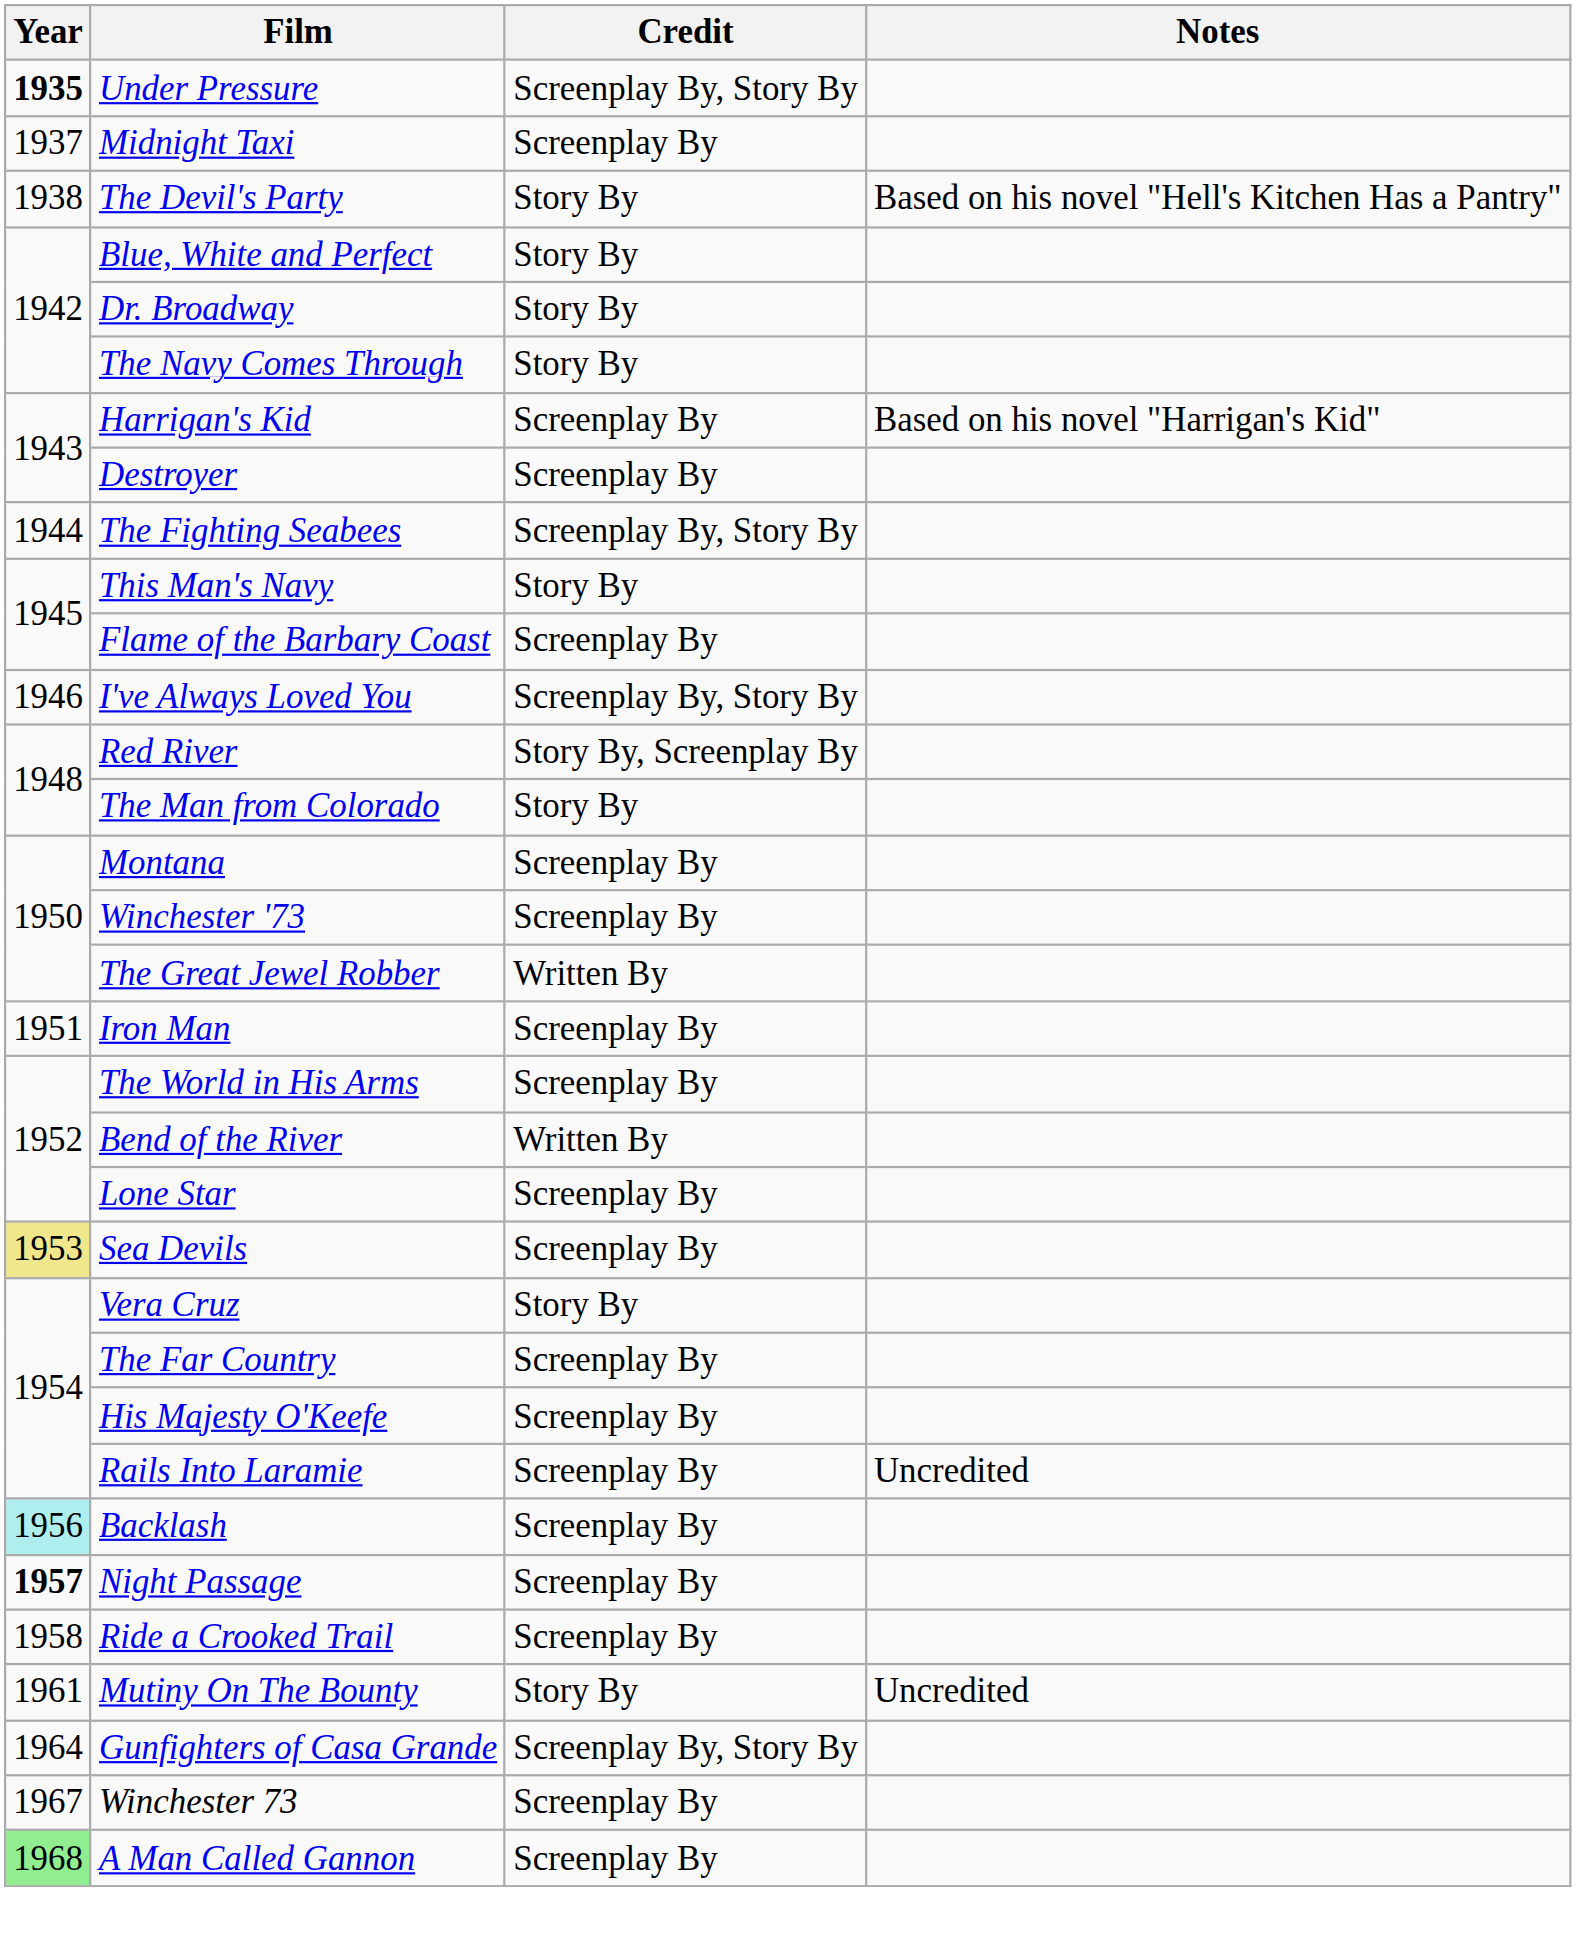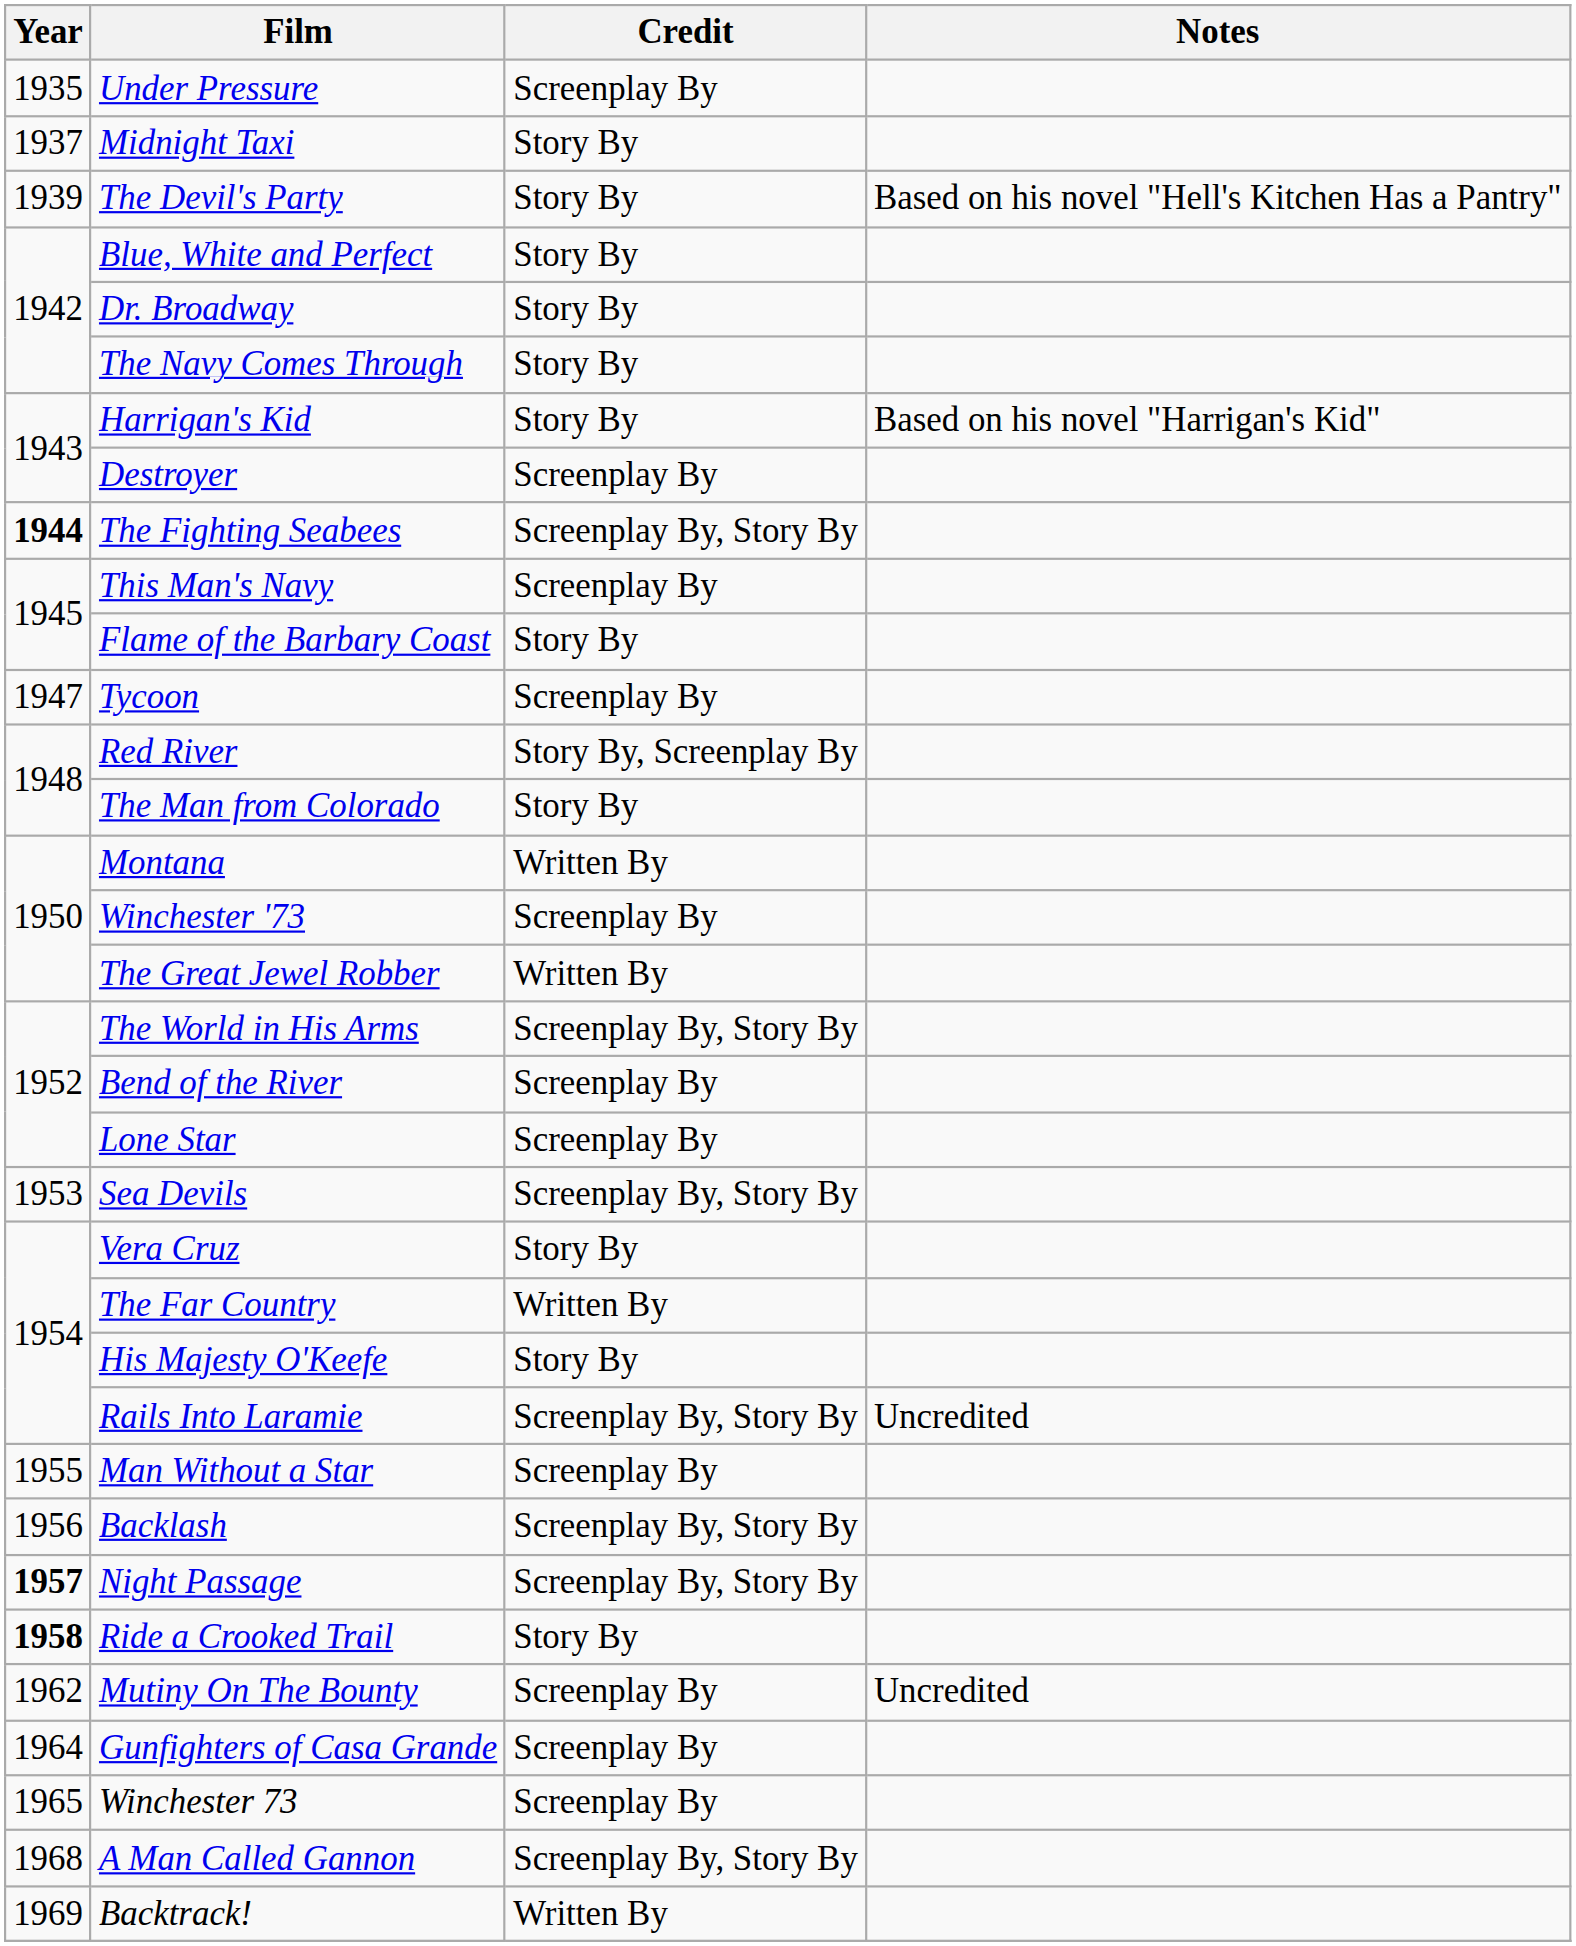(48, 87) bold -> (48, 87) normal
(686, 87) Screenplay By, Story By -> (615, 87) Screenplay By
(615, 142) Screenplay By -> (576, 142) Story By
(48, 198) 1938 -> (48, 198) 1939
(615, 419) Screenplay By -> (576, 419) Story By
(48, 530) normal -> (48, 530) bold
(576, 585) Story By -> (615, 585) Screenplay By
(615, 640) Screenplay By -> (576, 640) Story By
- row: (255, 695)
+ row: (149, 695)
(615, 861) Screenplay By -> (591, 861) Written By
- row: (165, 1027)
(615, 1083) Screenplay By -> (686, 1027) Screenplay By, Story By
(591, 1138) Written By -> (615, 1083) Screenplay By
(48, 1249) khaki background -> (48, 1193) no background
(615, 1249) Screenplay By -> (686, 1193) Screenplay By, Story By
(615, 1359) Screenplay By -> (591, 1304) Written By
(615, 1415) Screenplay By -> (576, 1359) Story By
(615, 1470) Screenplay By -> (686, 1415) Screenplay By, Story By
+ row: (236, 1470)
(48, 1525) paleturquoise background -> (48, 1525) no background
(615, 1525) Screenplay By -> (686, 1525) Screenplay By, Story By
(615, 1581) Screenplay By -> (686, 1581) Screenplay By, Story By
(48, 1636) normal -> (48, 1636) bold
(615, 1636) Screenplay By -> (576, 1636) Story By
(48, 1691) 1961 -> (48, 1691) 1962
(576, 1691) Story By -> (615, 1691) Screenplay By
(686, 1747) Screenplay By, Story By -> (615, 1747) Screenplay By
(48, 1802) 1967 -> (48, 1802) 1965
(48, 1857) lightgreen background -> (48, 1857) no background
(615, 1857) Screenplay By -> (686, 1857) Screenplay By, Story By
+ row: (175, 1912)
